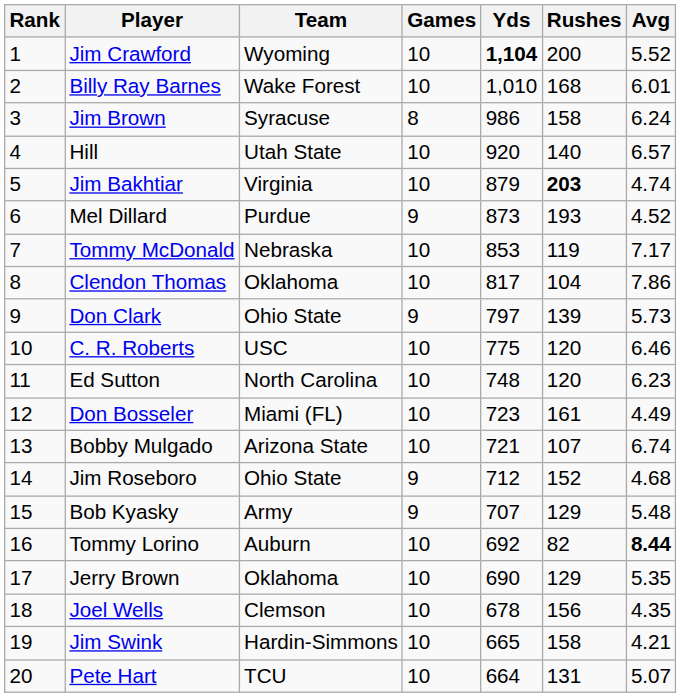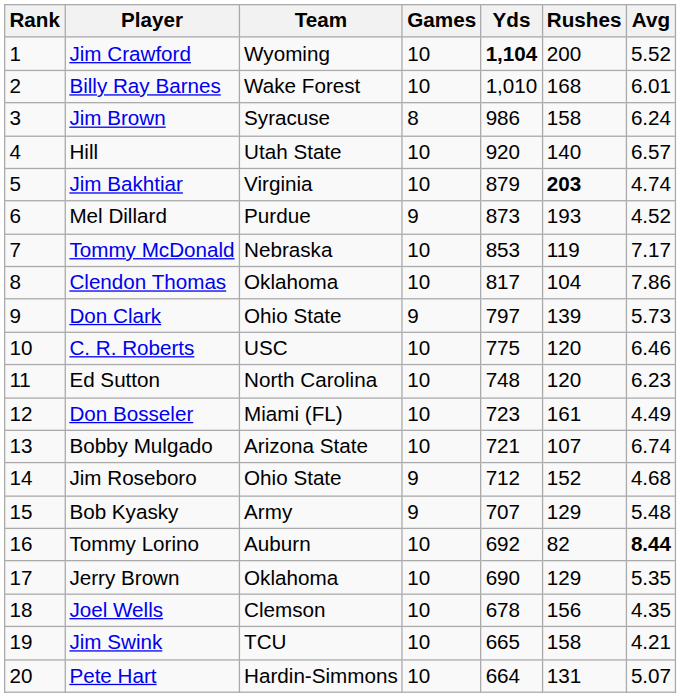(321, 642) Hardin-Simmons -> (265, 642) TCU
(265, 675) TCU -> (321, 675) Hardin-Simmons
